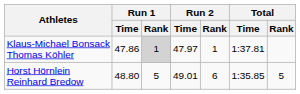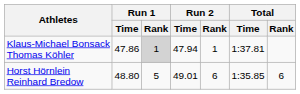(185, 49) 47.97 -> (185, 49) 47.94
(281, 76) 5 -> (281, 76) 6
